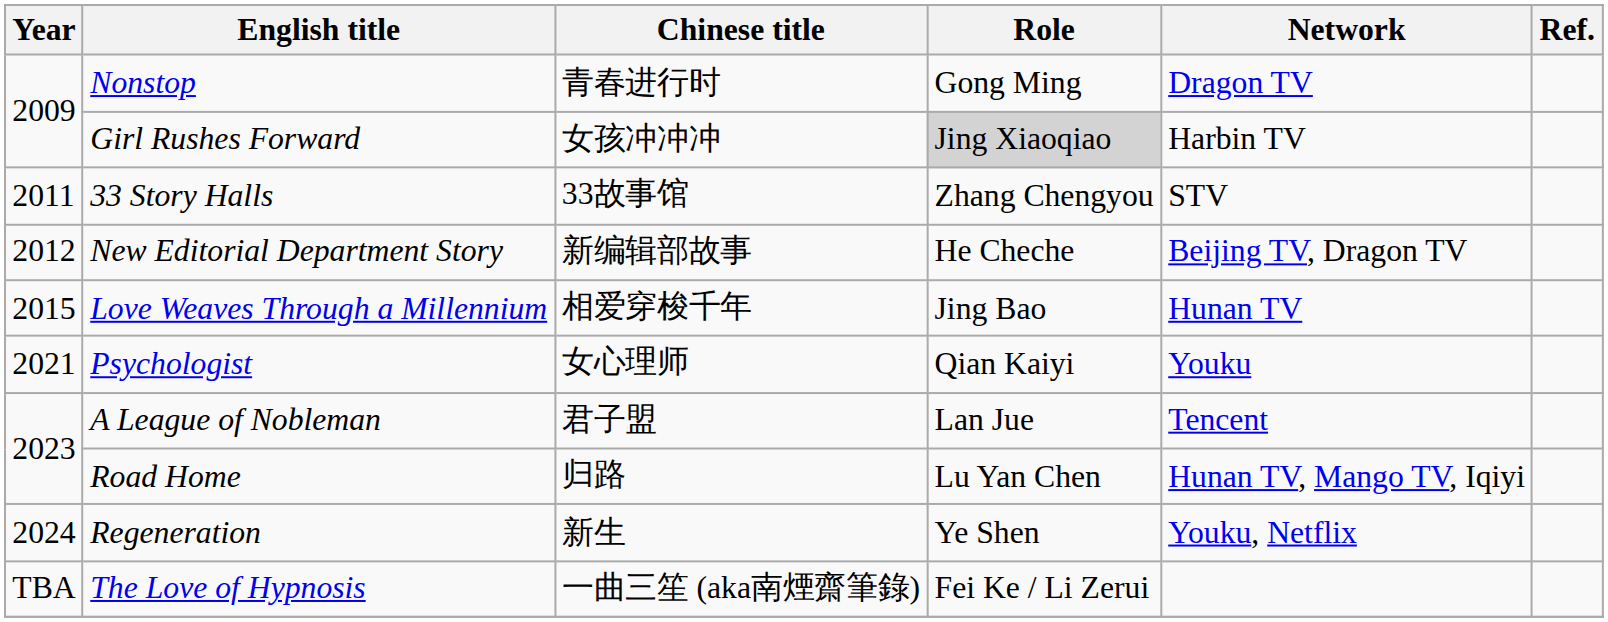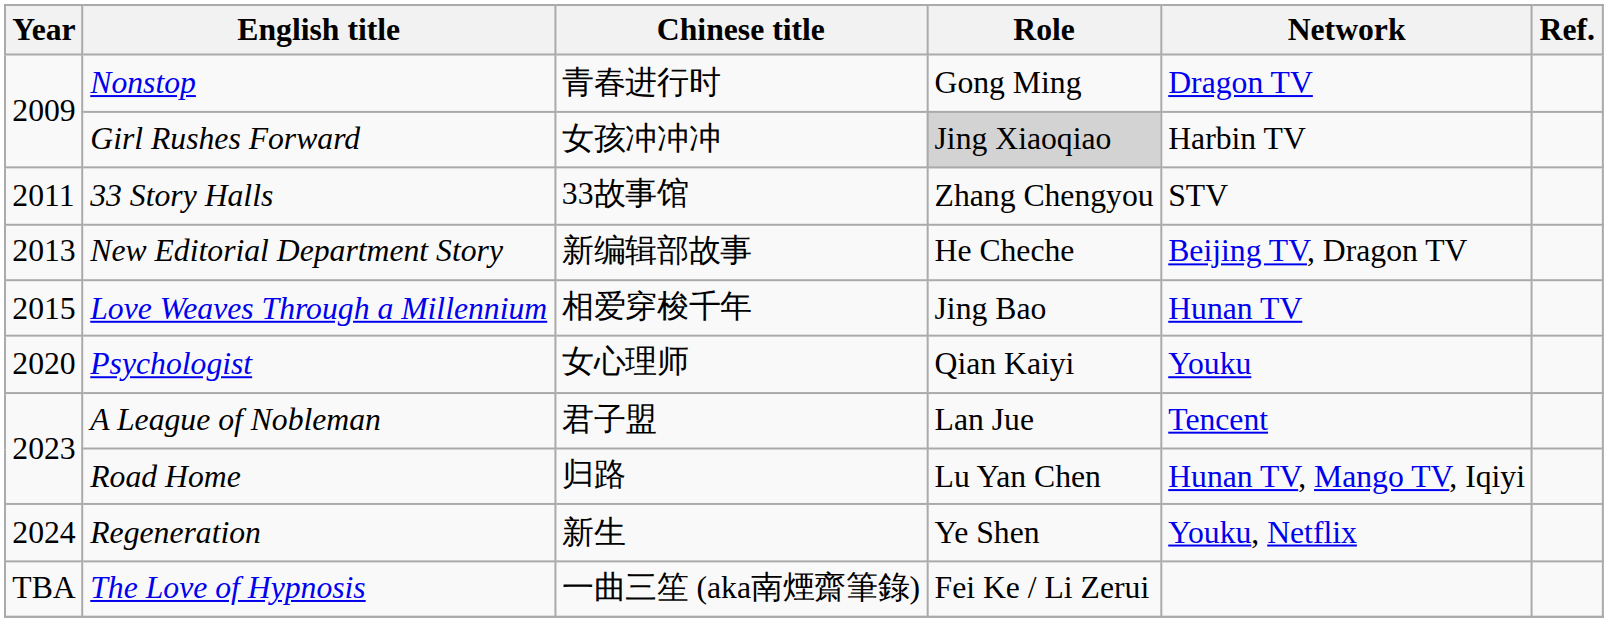(44, 251) 2012 -> (44, 251) 2013
(44, 363) 2021 -> (44, 363) 2020
